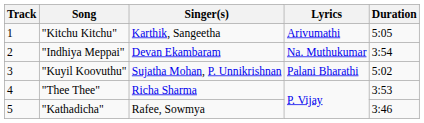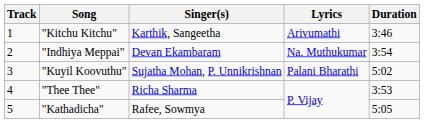(382, 33) 5:05 -> (382, 33) 3:46
(382, 109) 3:46 -> (382, 109) 5:05
